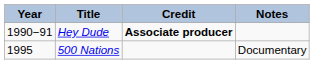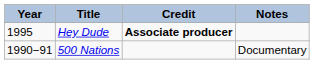(30, 32) 1990−91 -> (20, 32) 1995
(20, 50) 1995 -> (30, 50) 1990−91
